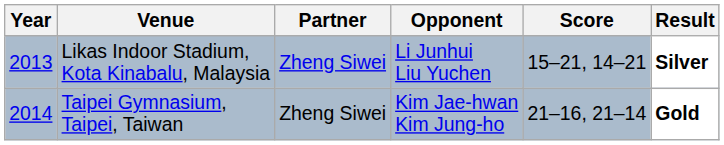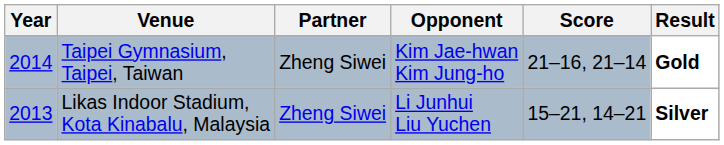rows swapped: (166, 62) <-> (144, 114)
